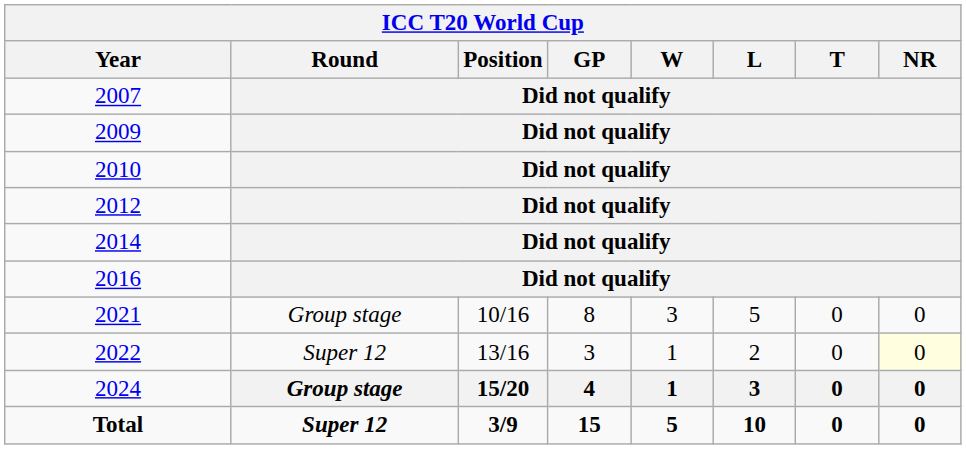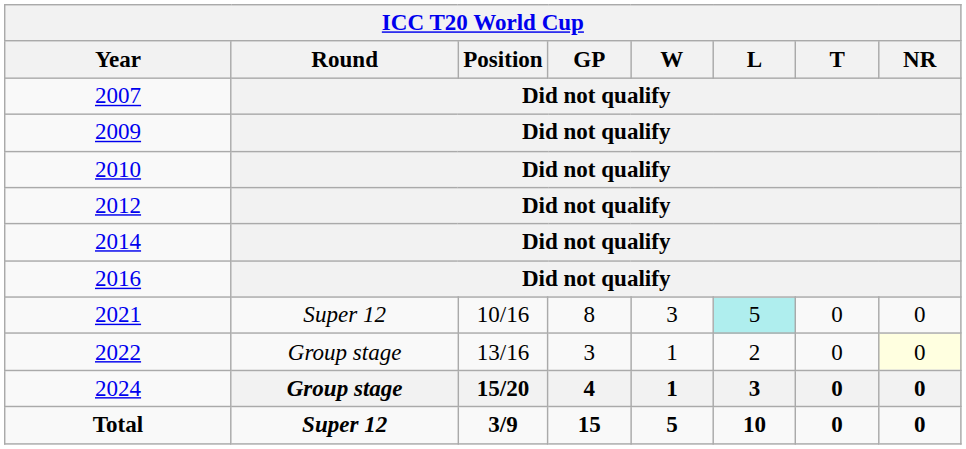(345, 315) Group stage -> (345, 315) Super 12
(755, 315) no background -> (755, 315) paleturquoise background
(345, 351) Super 12 -> (345, 351) Group stage
